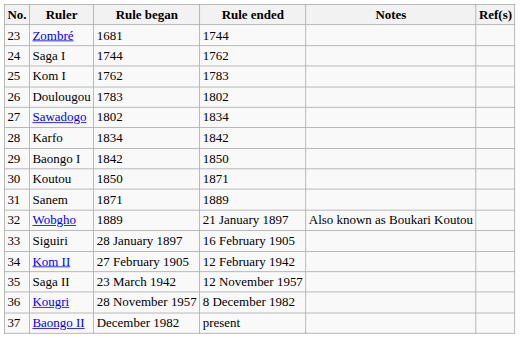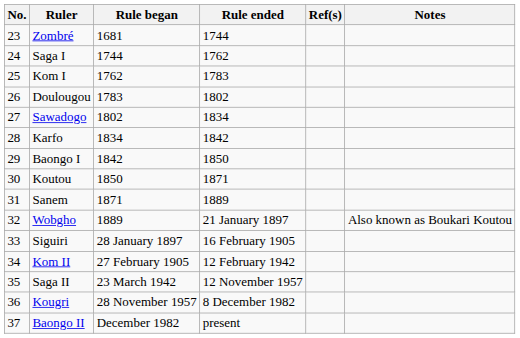columns swapped: (391, 14) <-> (495, 14)
